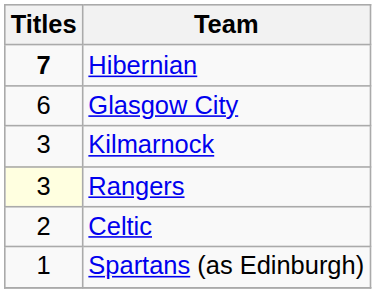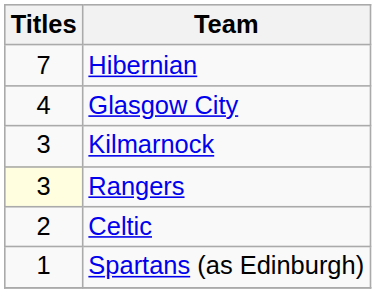(44, 65) bold -> (44, 65) normal
(44, 105) 6 -> (44, 105) 4
